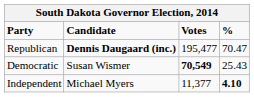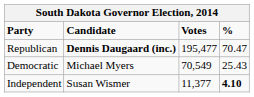(98, 65) Susan Wismer -> (100, 65) Michael Myers
(196, 65) bold -> (196, 65) normal
(100, 83) Michael Myers -> (98, 83) Susan Wismer
